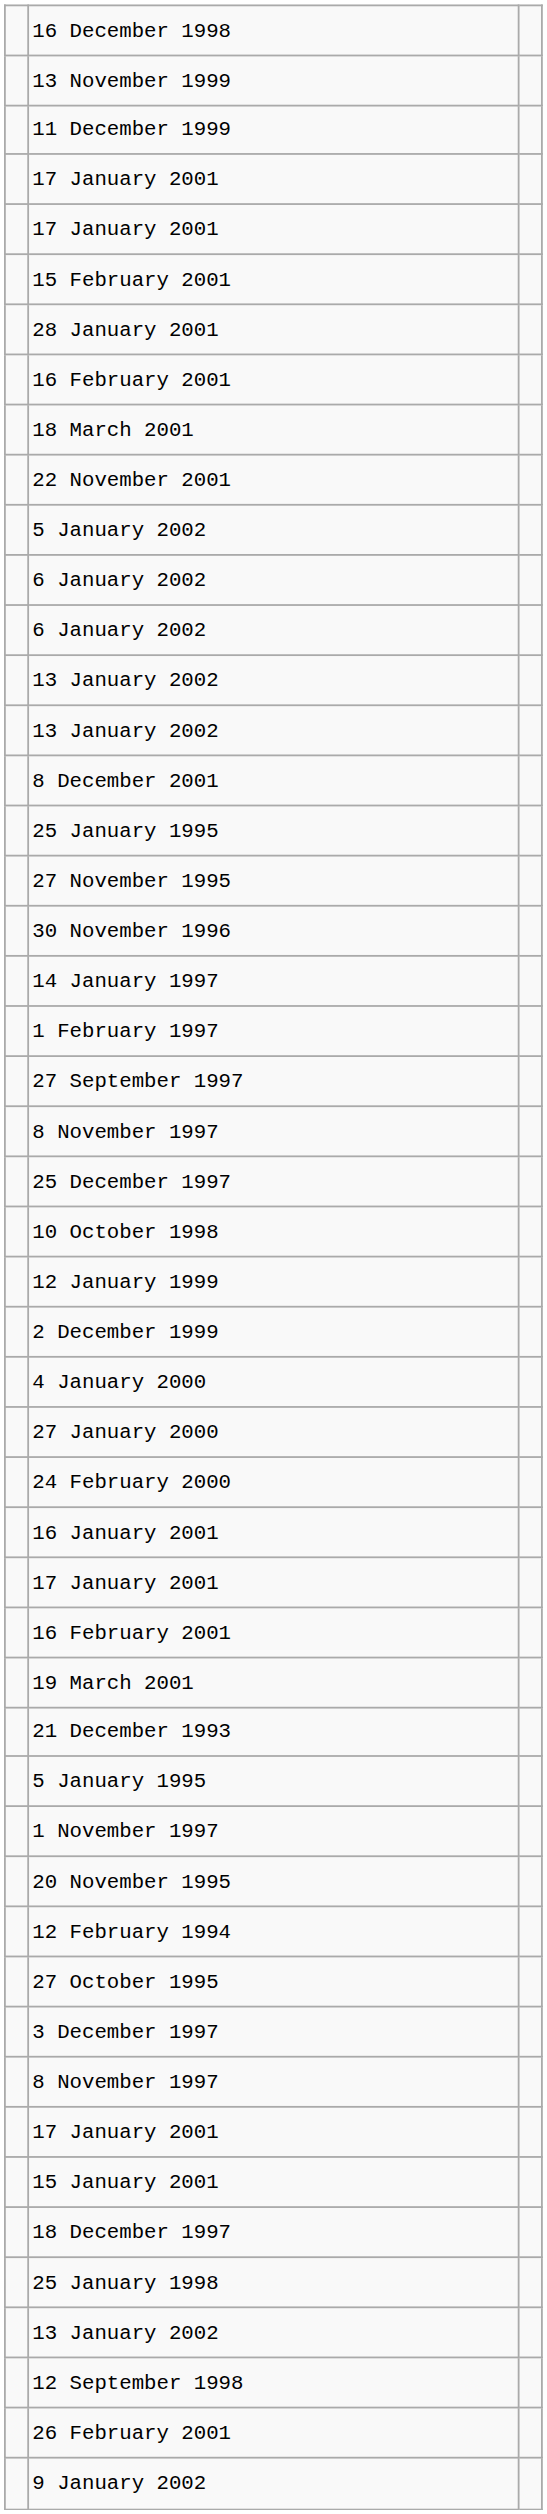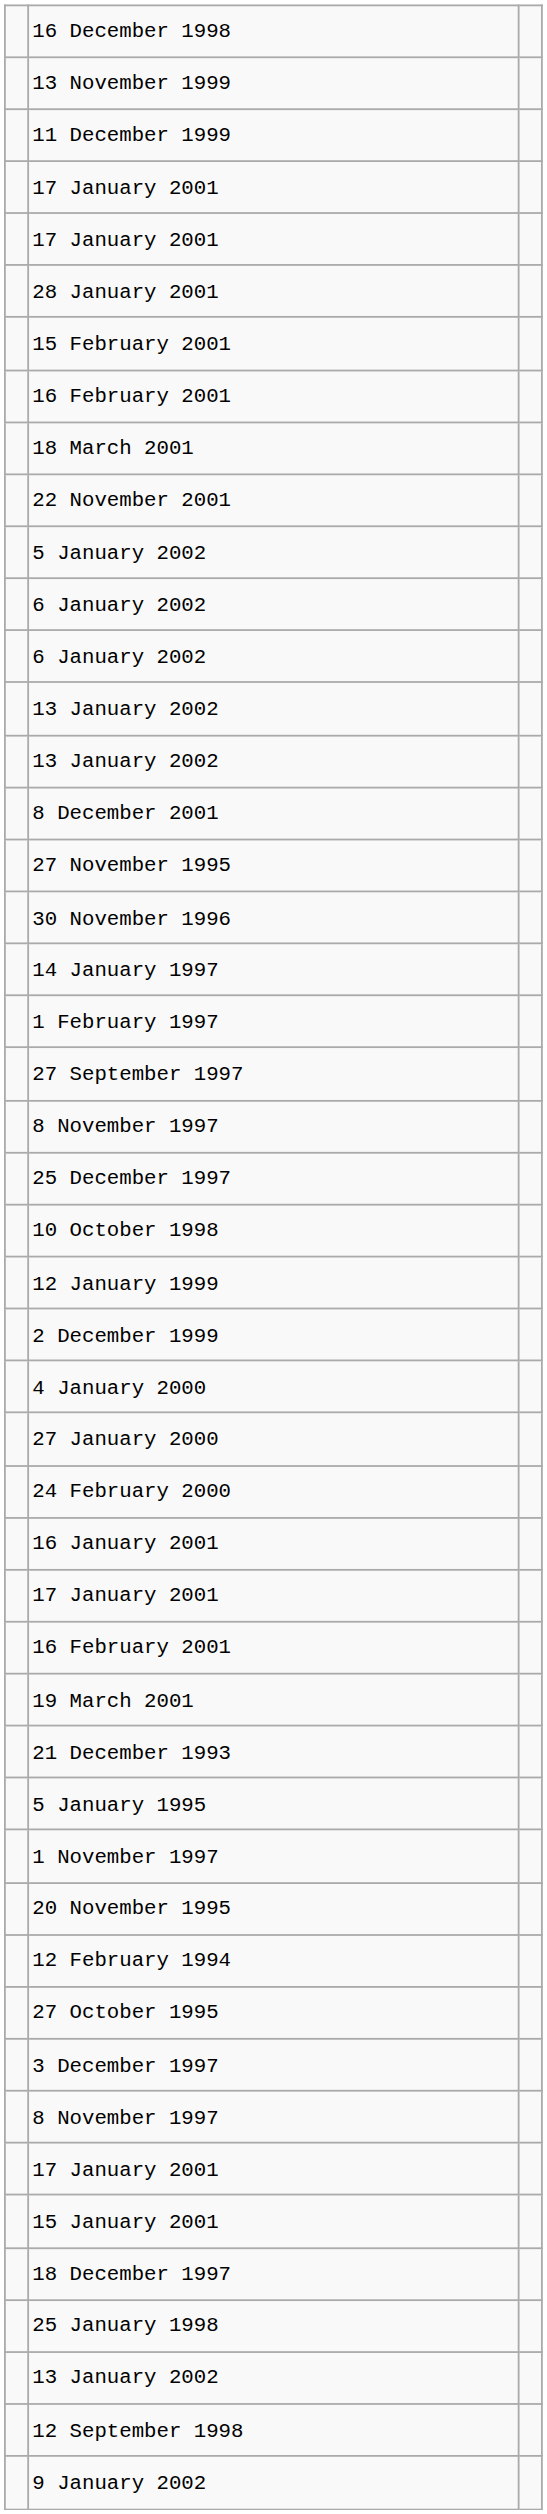rows swapped: (16, 330) <-> (16, 280)
- row: (16, 831)
- row: (16, 2433)
